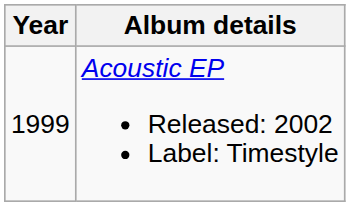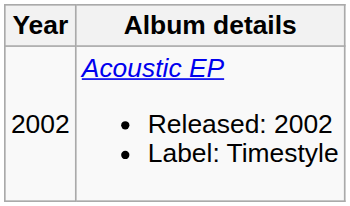(40, 123) 1999 -> (40, 123) 2002
